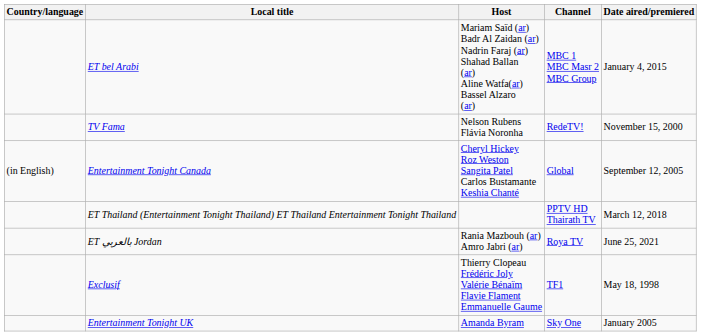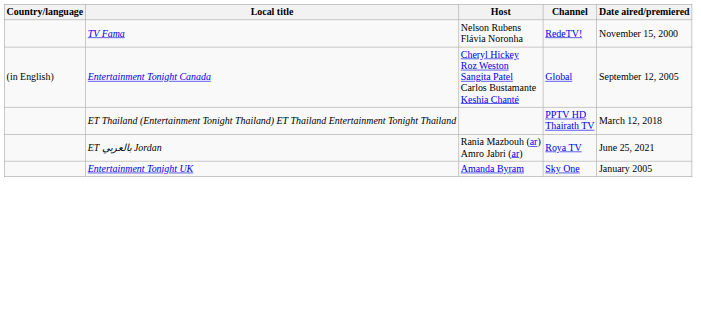- row: (113, 67)
- row: (104, 285)
